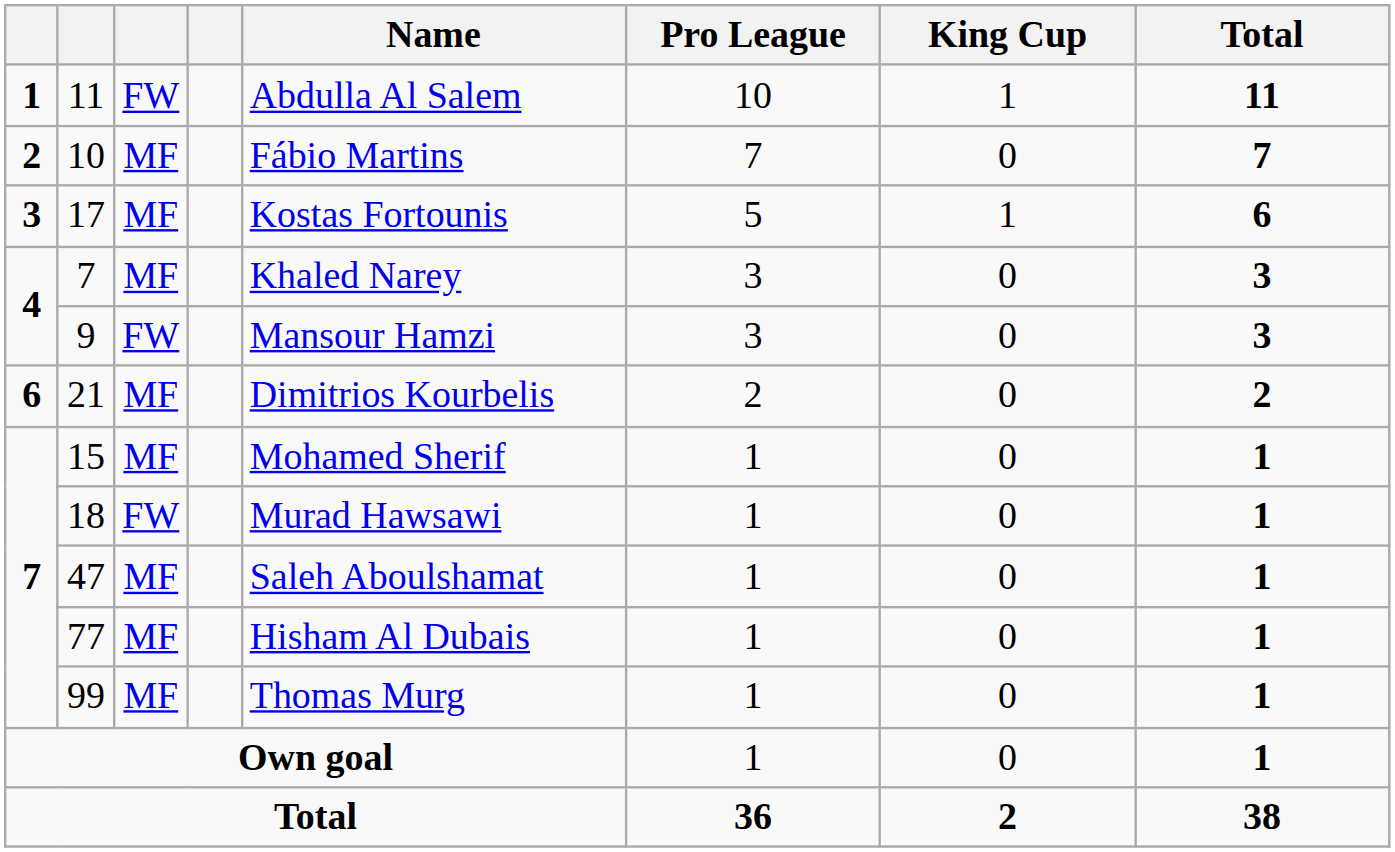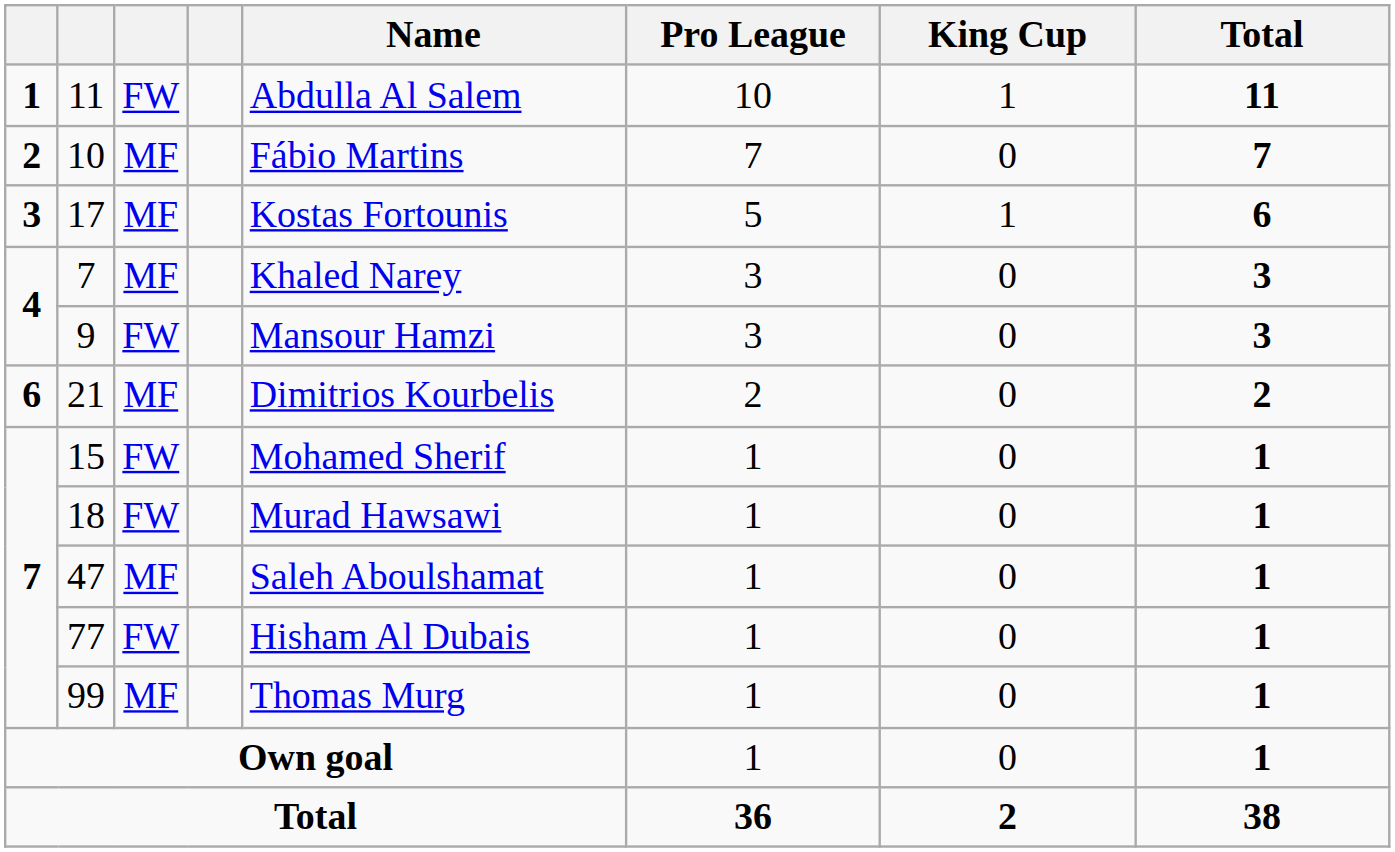(151, 455) MF -> (151, 455) FW
(151, 635) MF -> (151, 635) FW
